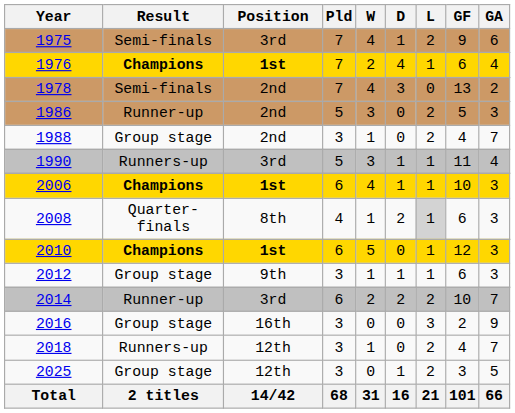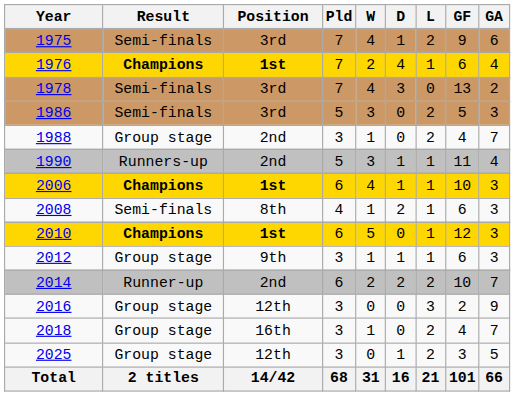(273, 89) 2nd -> (273, 89) 3rd
(163, 113) Runner-up -> (163, 113) Semi-finals
(273, 113) 2nd -> (273, 113) 3rd
(273, 162) 3rd -> (273, 162) 2nd
(163, 218) Quarter-finals -> (163, 210) Semi-finals
(431, 218) lightgrey background -> (431, 210) no background
(273, 299) 3rd -> (273, 282) 2nd
(273, 324) 16th -> (273, 306) 12th
(163, 348) Runners-up -> (163, 331) Group stage
(273, 348) 12th -> (273, 331) 16th
